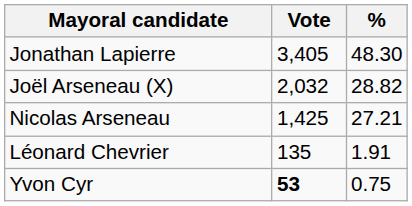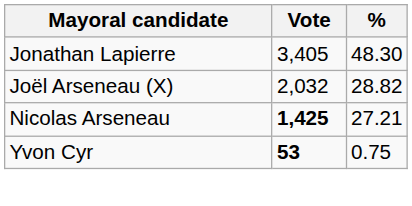(303, 119) normal -> (303, 119) bold
- row: (89, 151)
